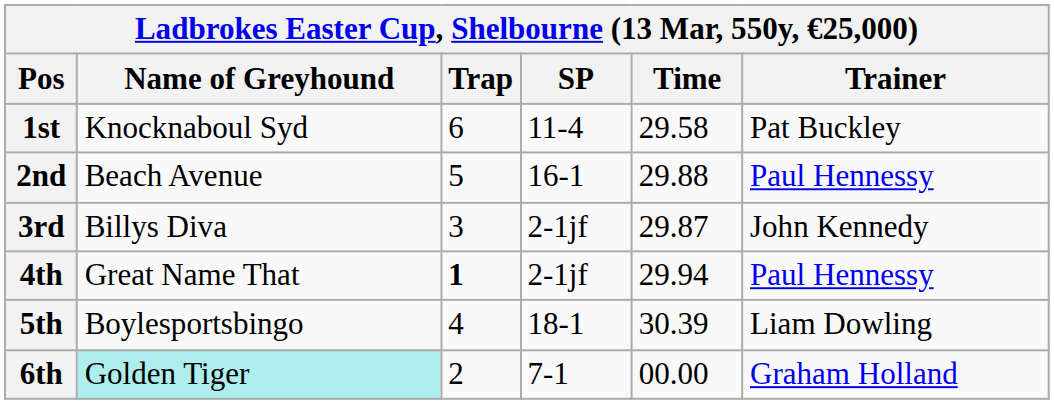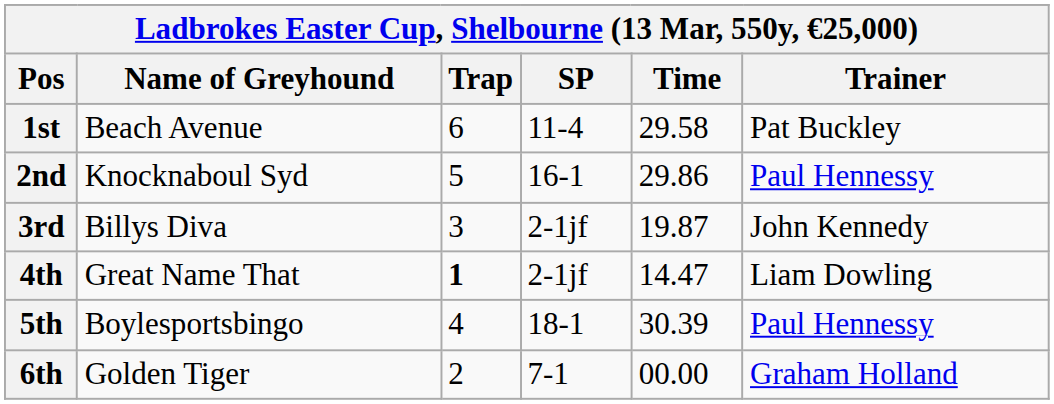(196, 127) Knocknaboul Syd -> (174, 127) Beach Avenue
(174, 176) Beach Avenue -> (196, 176) Knocknaboul Syd
(674, 176) 29.88 -> (674, 176) 29.86
(674, 226) 29.87 -> (674, 226) 19.87
(674, 275) 29.94 -> (674, 275) 14.47
(842, 275) Paul Hennessy -> (841, 275) Liam Dowling
(841, 324) Liam Dowling -> (842, 324) Paul Hennessy
(167, 373) paleturquoise background -> (167, 373) no background
